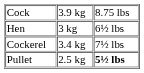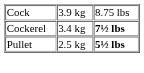- row: (16, 28)
(110, 44) normal -> (110, 28) bold
